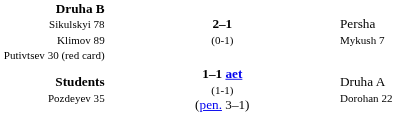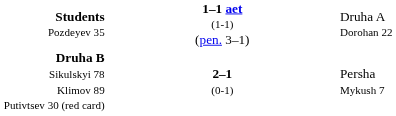rows swapped: (76, 89) <-> (54, 31)
